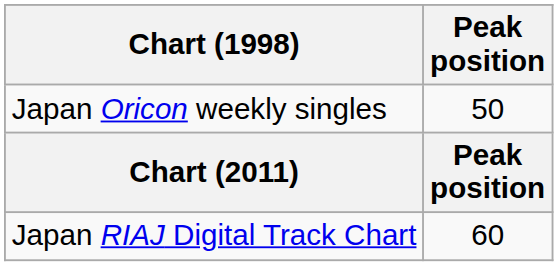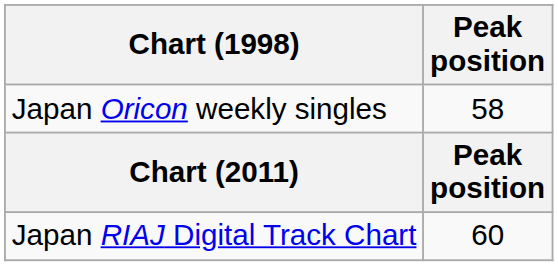(488, 108) 50 -> (488, 108) 58
